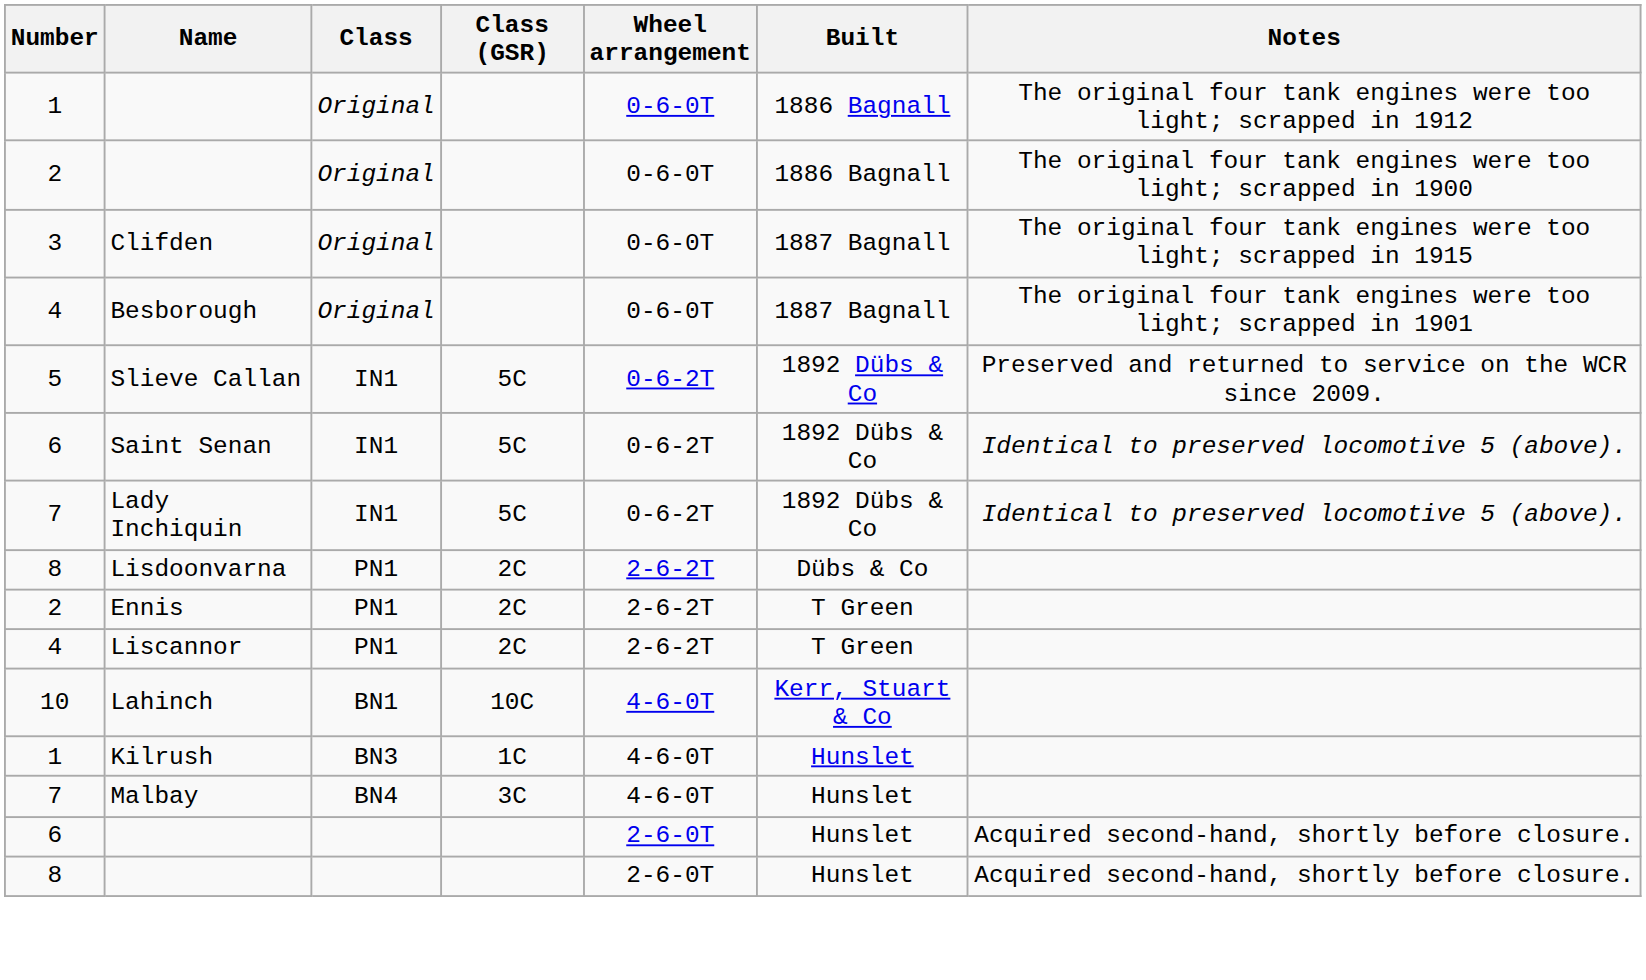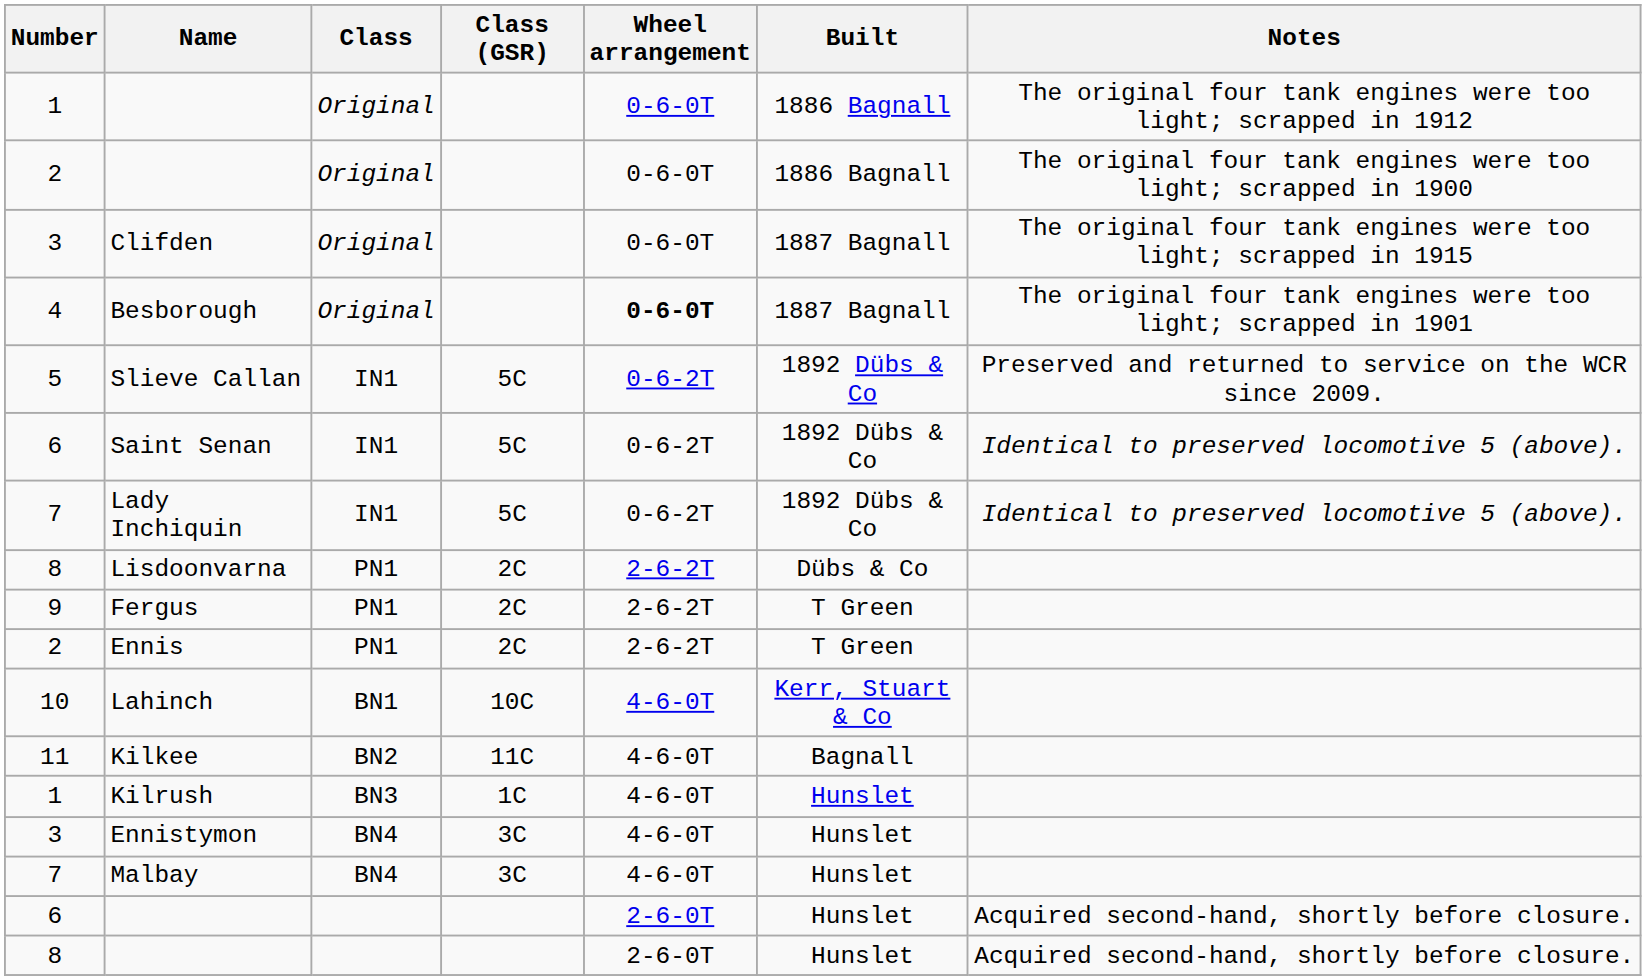(670, 311) normal -> (670, 311) bold
+ row: (55, 609)
- row: (55, 649)
+ row: (55, 757)
+ row: (55, 836)
